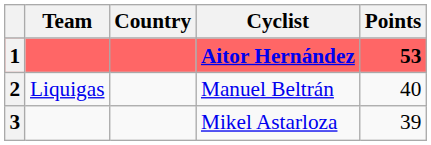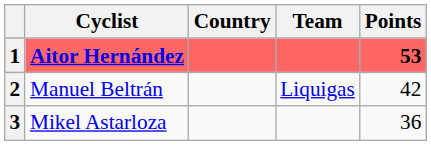columns swapped: (278, 21) <-> (67, 21)
(411, 88) 40 -> (411, 88) 42
(411, 122) 39 -> (411, 122) 36
